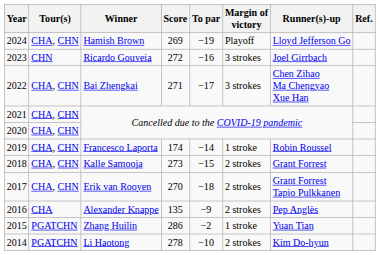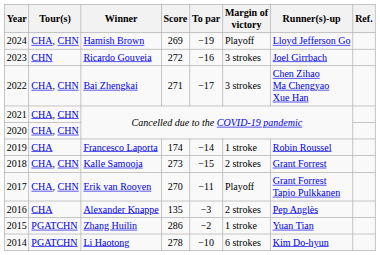(55, 147) CHA, CHN -> (42, 147) CHA
(206, 186) −18 -> (206, 186) −11
(243, 186) 2 strokes -> (240, 186) Playoff
(206, 209) −9 -> (206, 209) −3
(243, 242) 2 strokes -> (243, 242) 6 strokes
